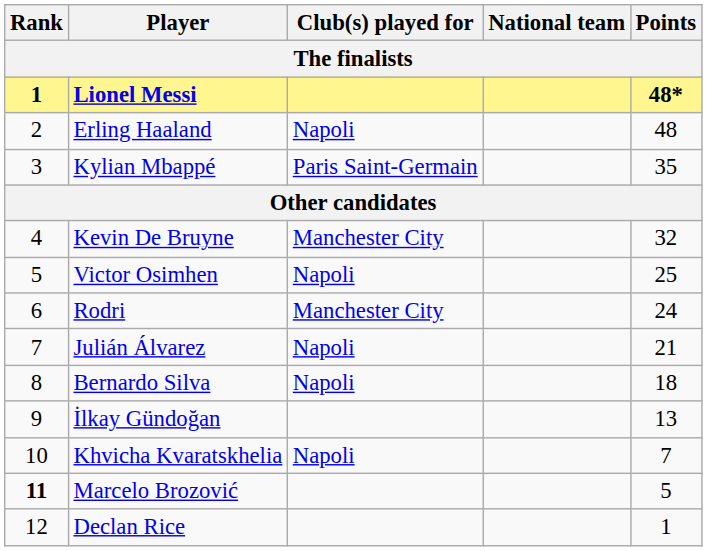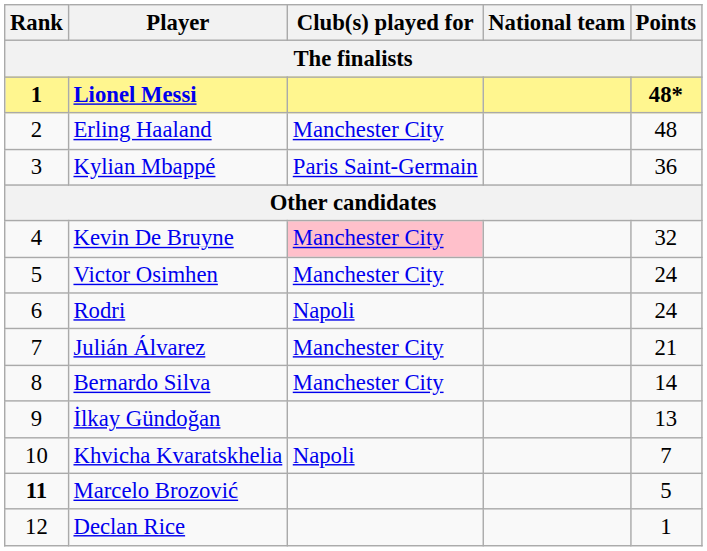(324, 130) Napoli -> (368, 130) Manchester City
(666, 166) 35 -> (666, 166) 36
(368, 238) no background -> (368, 238) pink background
(324, 274) Napoli -> (368, 274) Manchester City
(666, 274) 25 -> (666, 274) 24
(368, 310) Manchester City -> (324, 310) Napoli
(324, 346) Napoli -> (368, 346) Manchester City
(324, 382) Napoli -> (368, 382) Manchester City
(666, 382) 18 -> (666, 382) 14
